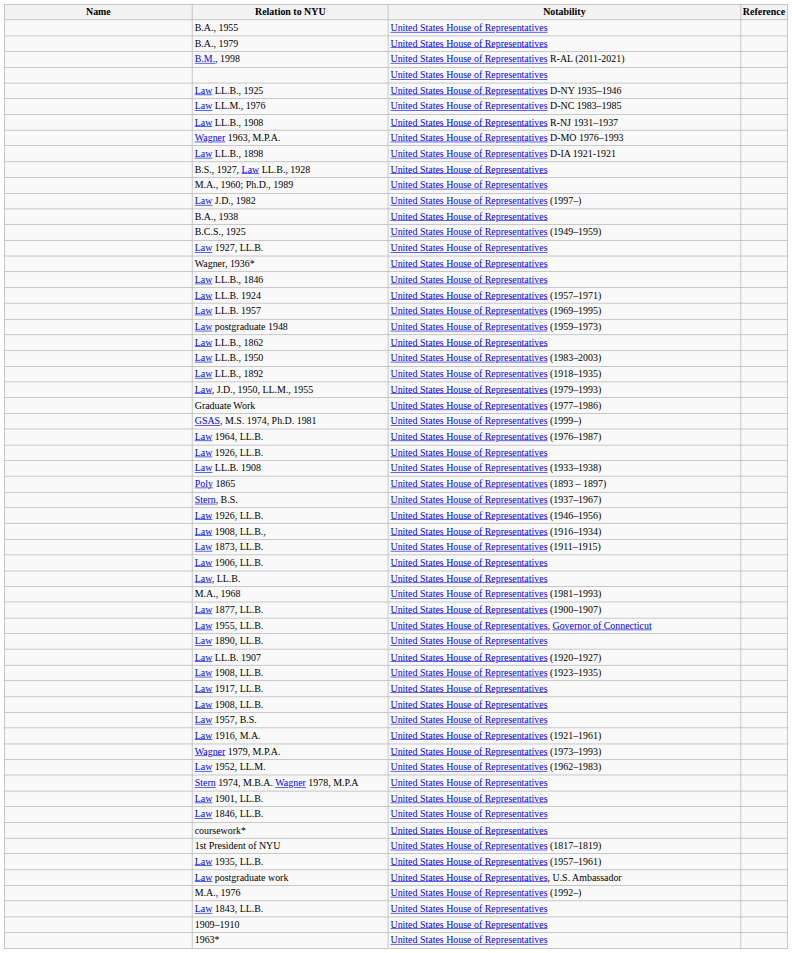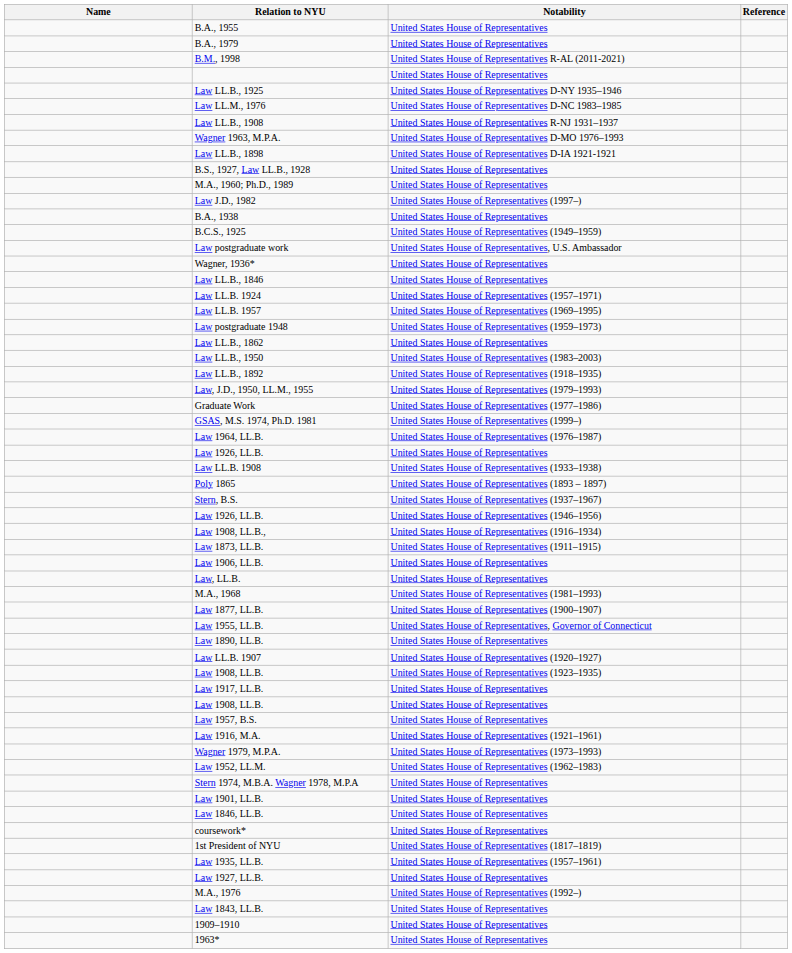rows swapped: (242, 877) <-> (229, 248)
